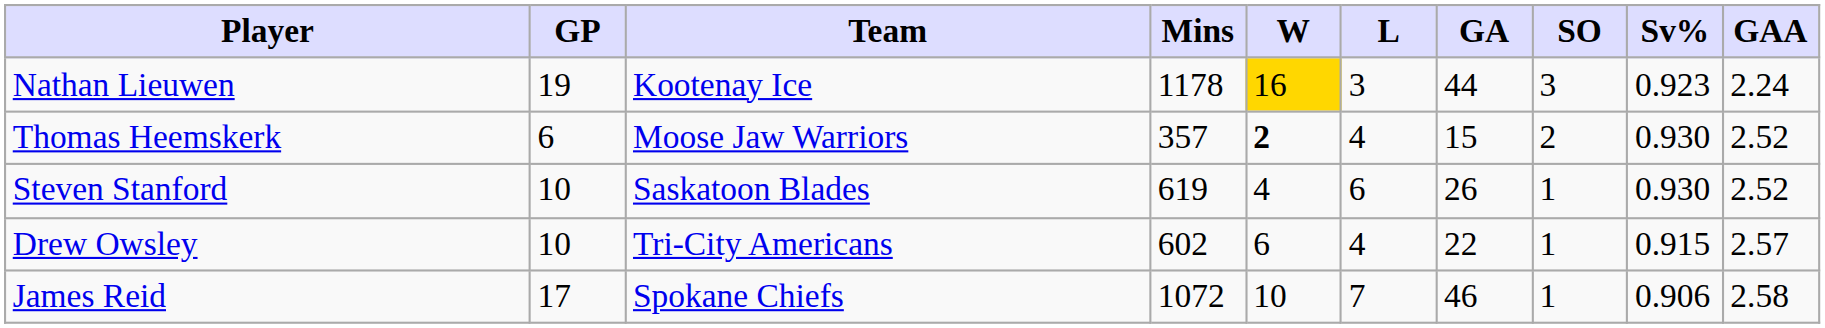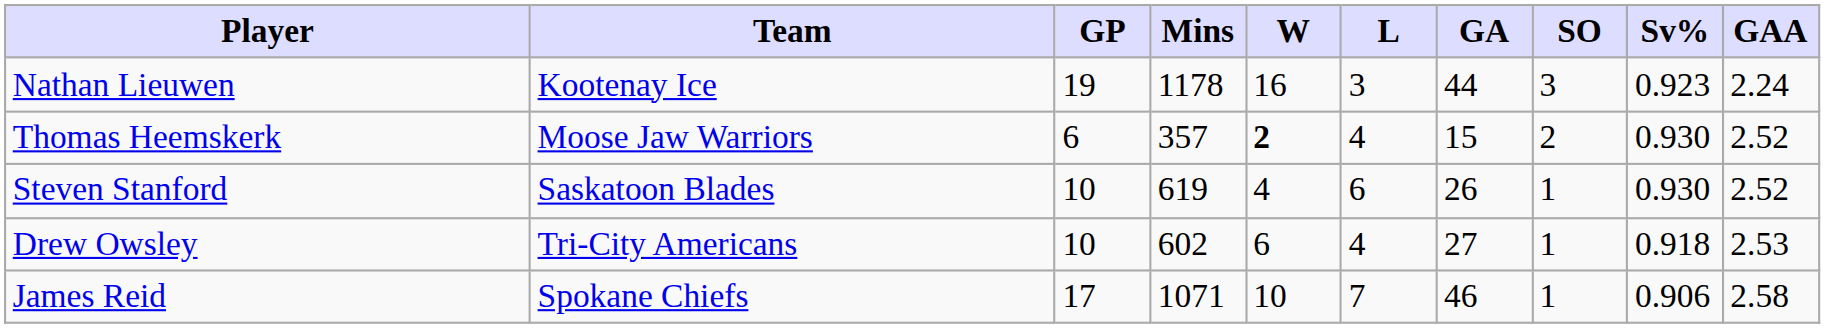columns swapped: (888, 31) <-> (578, 31)
(1270, 84) gold background -> (1270, 84) no background
(1461, 243) 22 -> (1461, 243) 27
(1673, 243) 0.915 -> (1673, 243) 0.918
(1760, 243) 2.57 -> (1760, 243) 2.53
(1191, 296) 1072 -> (1191, 296) 1071
